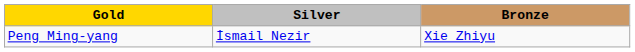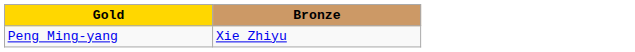- column: (317, 15)
